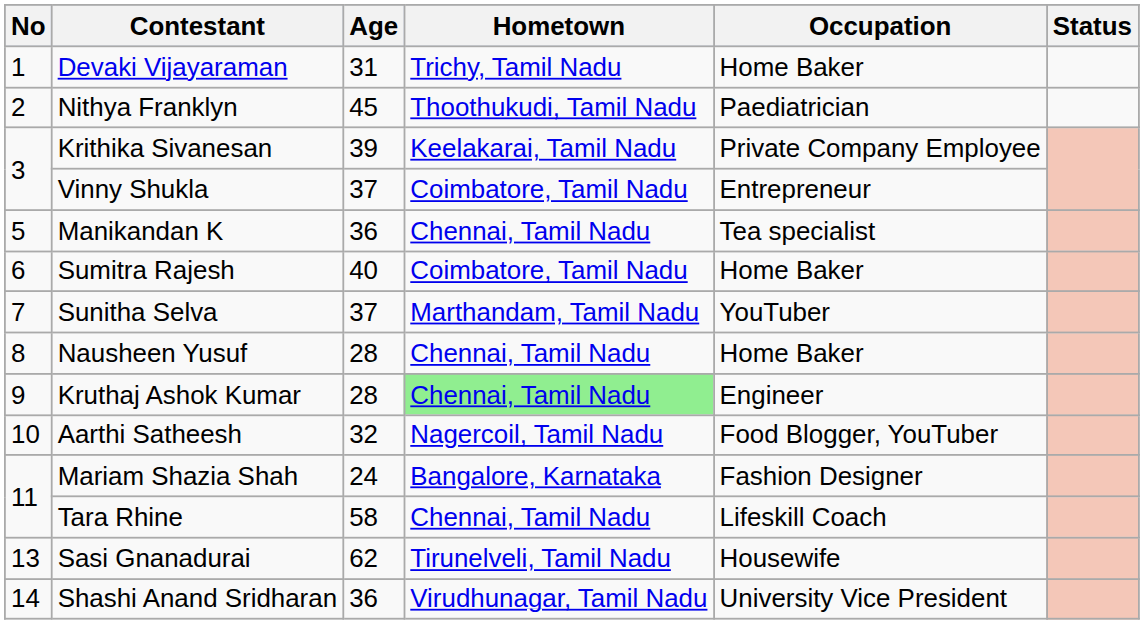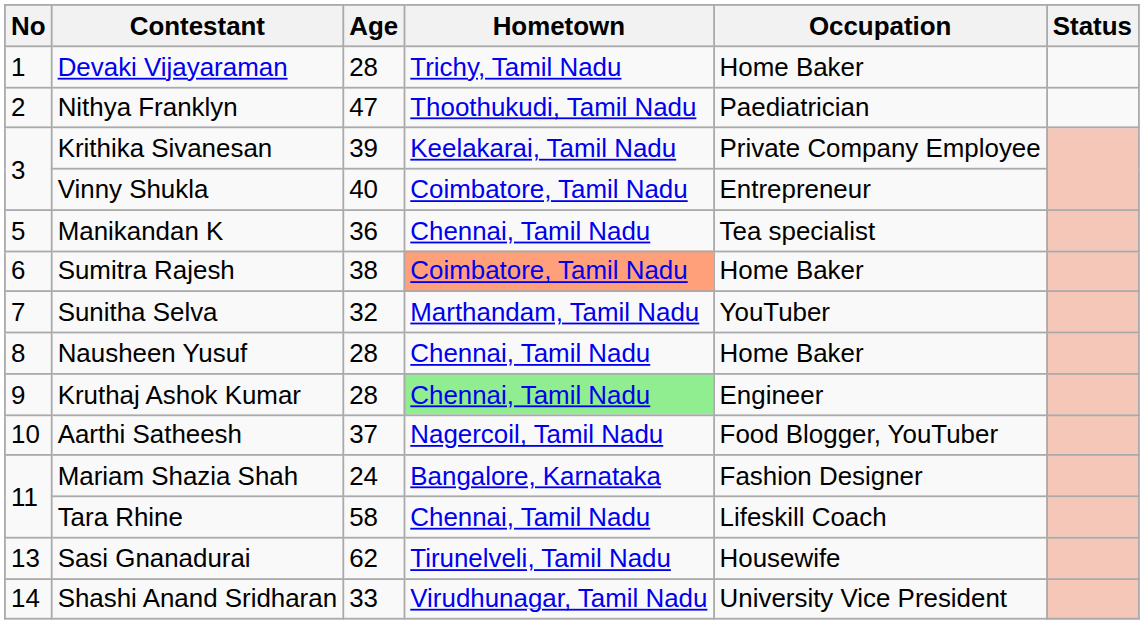(364, 67) 31 -> (364, 67) 28
(364, 108) 45 -> (364, 108) 47
(364, 190) 37 -> (364, 190) 40
(364, 271) 40 -> (364, 271) 38
(549, 271) no background -> (549, 271) lightsalmon background
(364, 312) 37 -> (364, 312) 32
(364, 435) 32 -> (364, 435) 37
(364, 599) 36 -> (364, 599) 33
